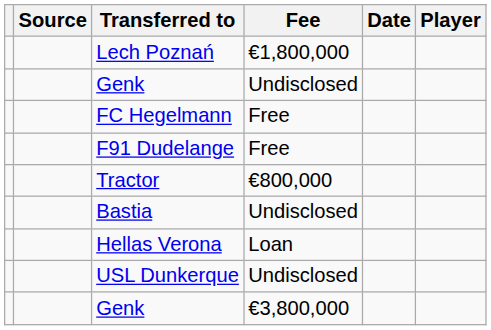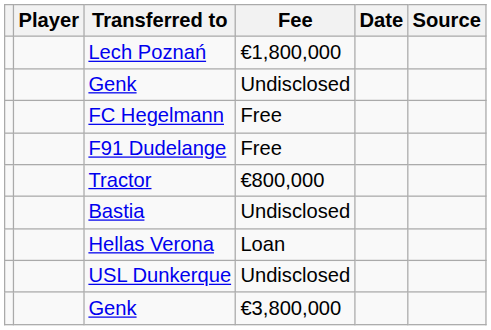columns swapped: (451, 20) <-> (53, 20)
